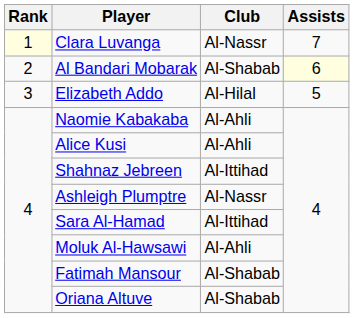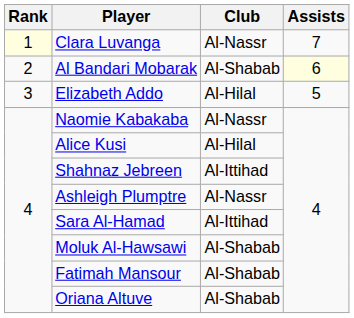(228, 119) Al-Ahli -> (236, 119) Al-Nassr
(228, 145) Al-Ahli -> (230, 145) Al-Hilal
(228, 247) Al-Ahli -> (242, 247) Al-Shabab
